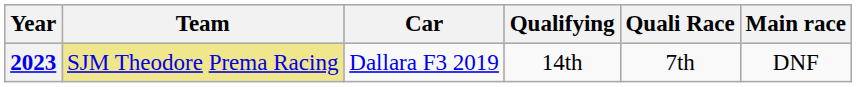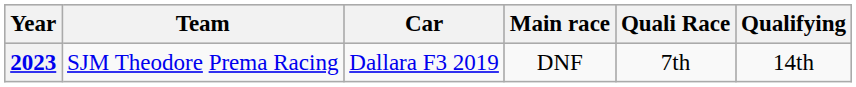columns swapped: (562, 23) <-> (796, 23)
(203, 61) khaki background -> (203, 61) no background
